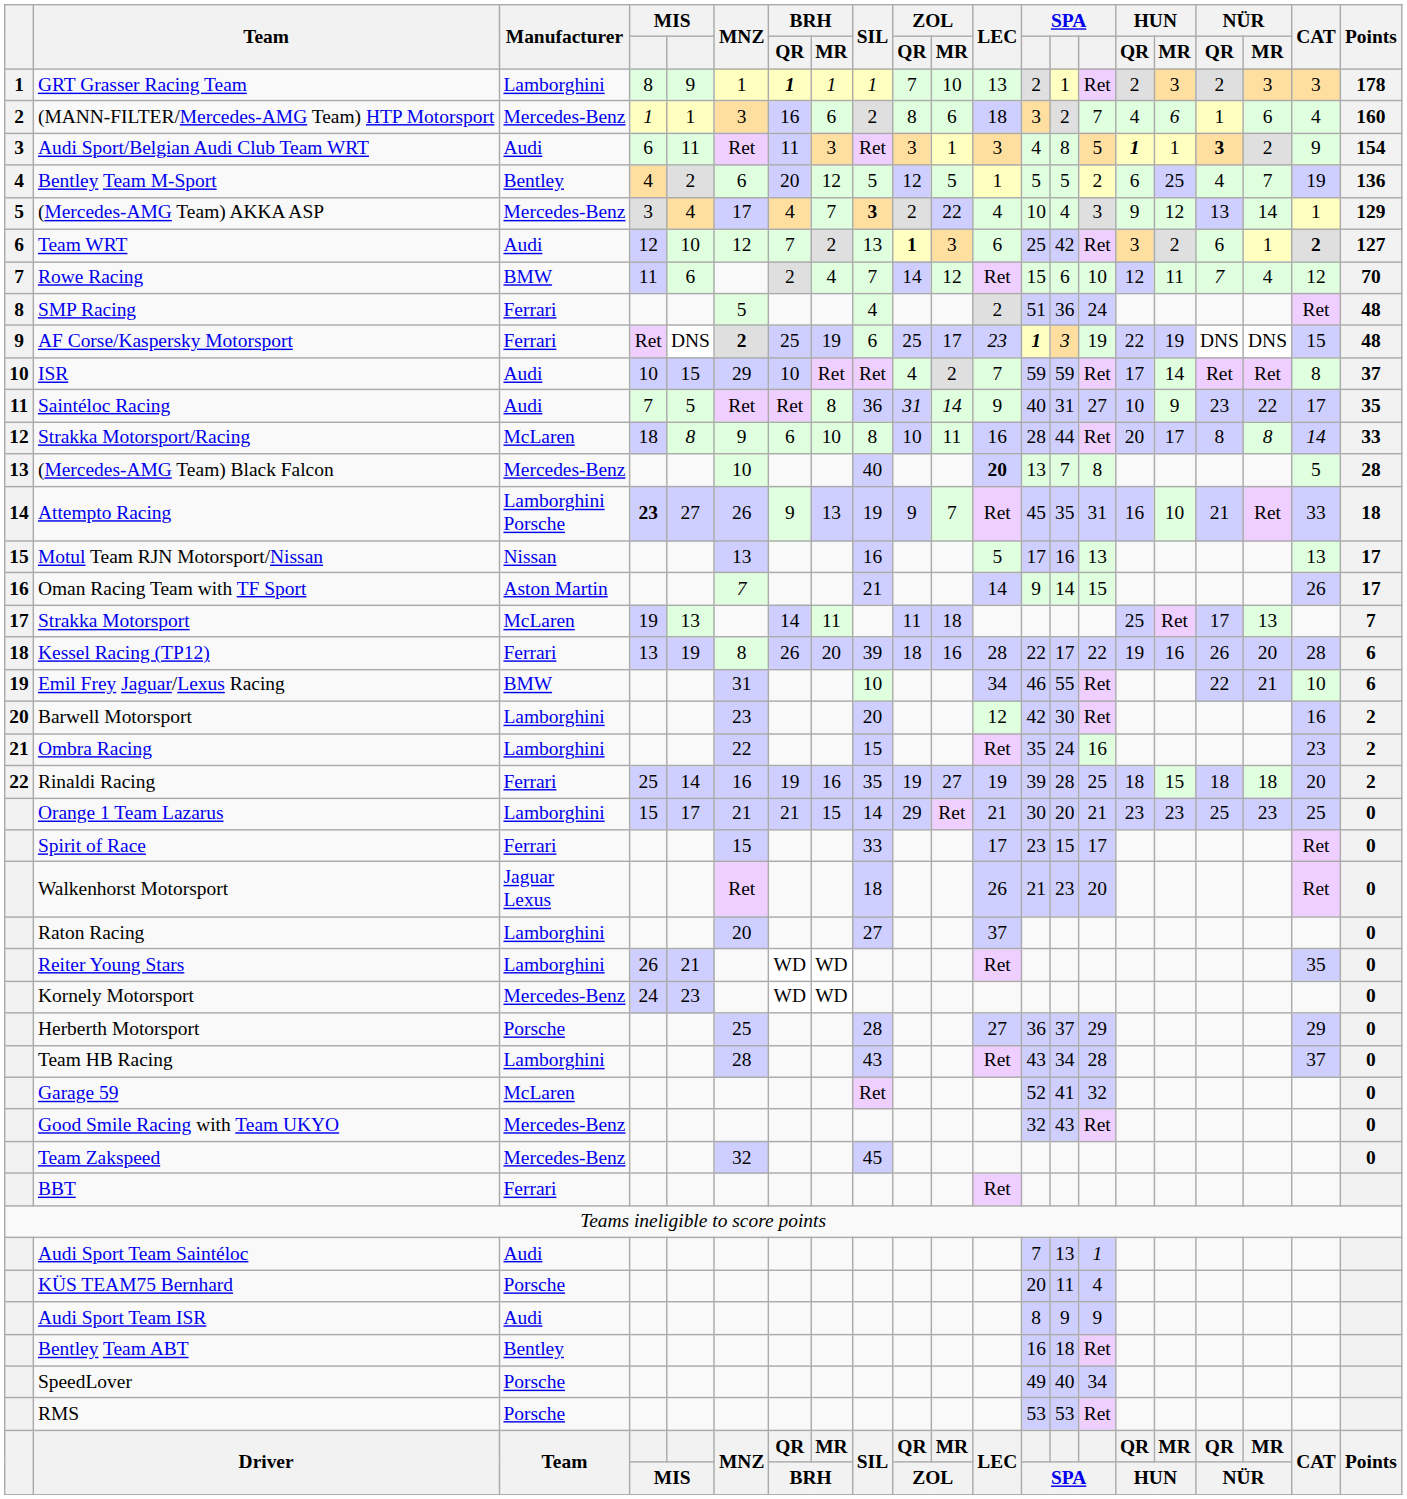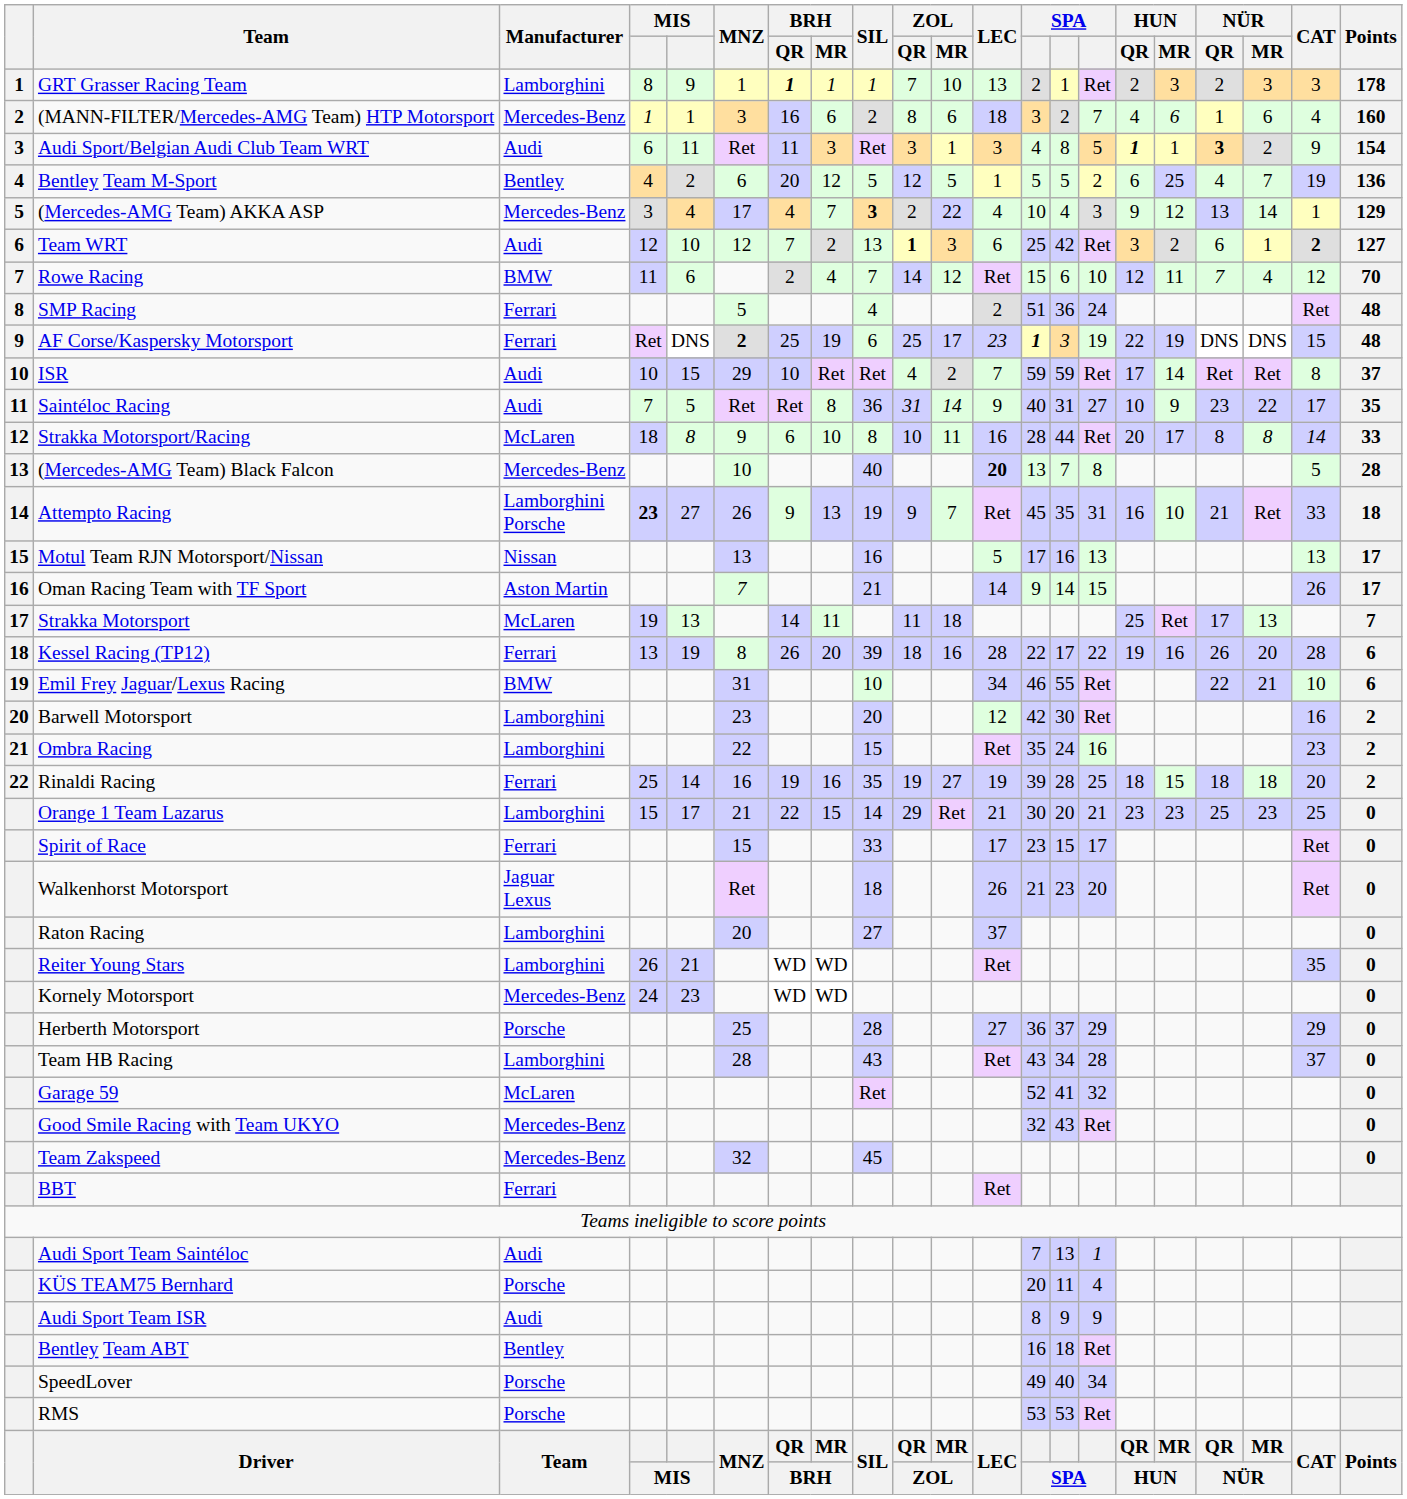(790, 813) 21 -> (790, 813) 22
